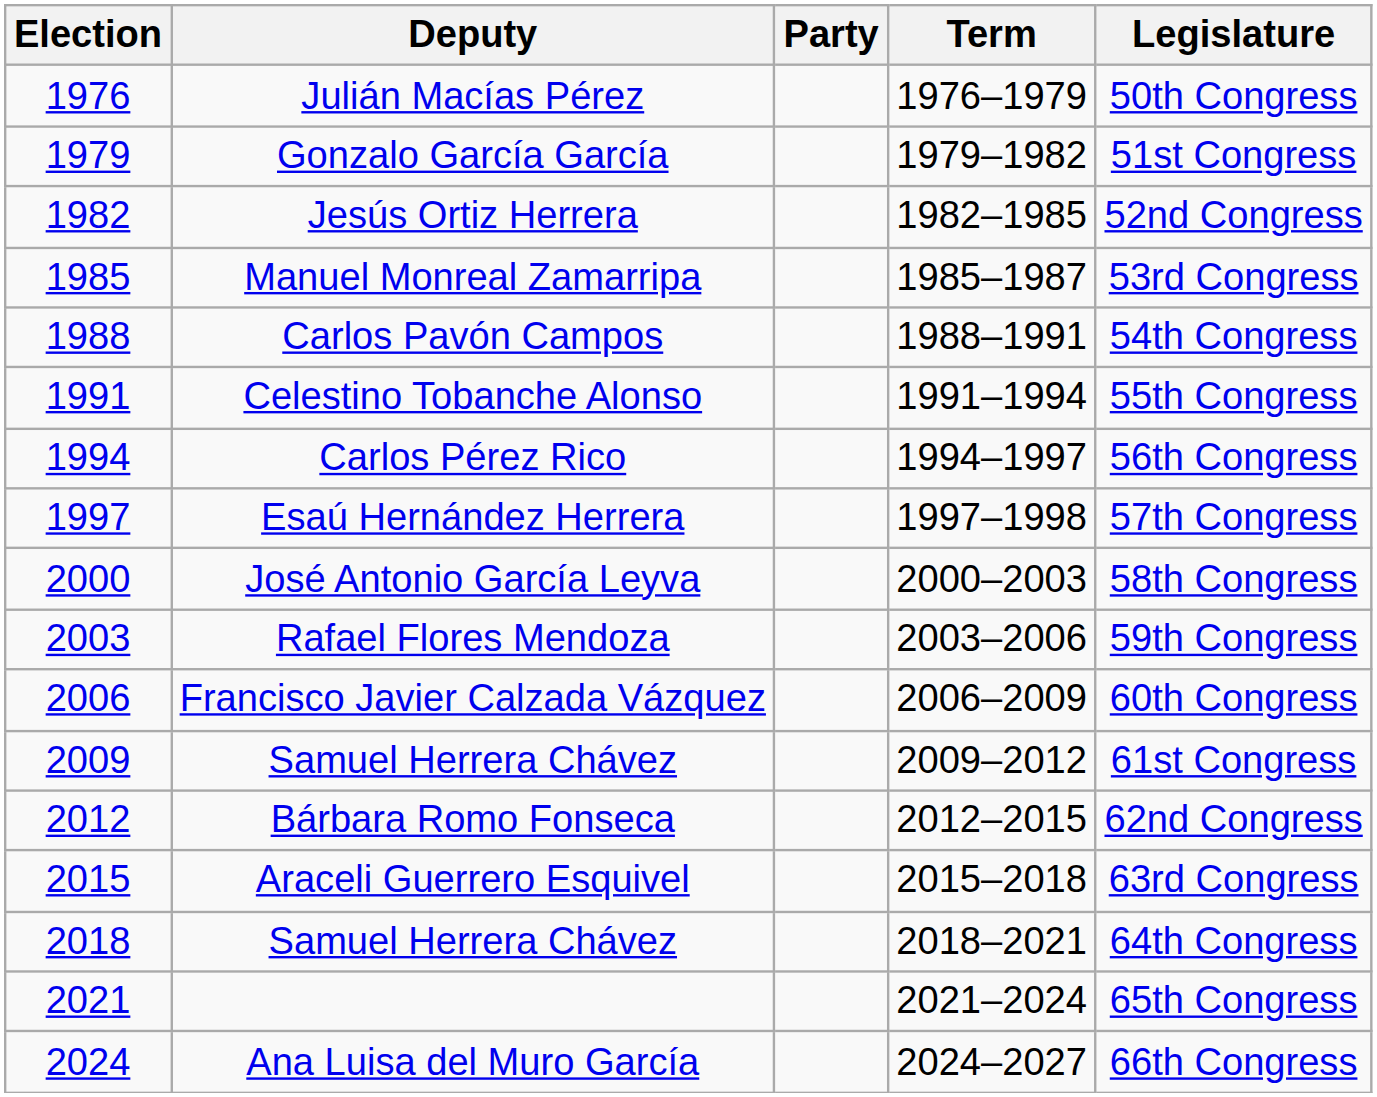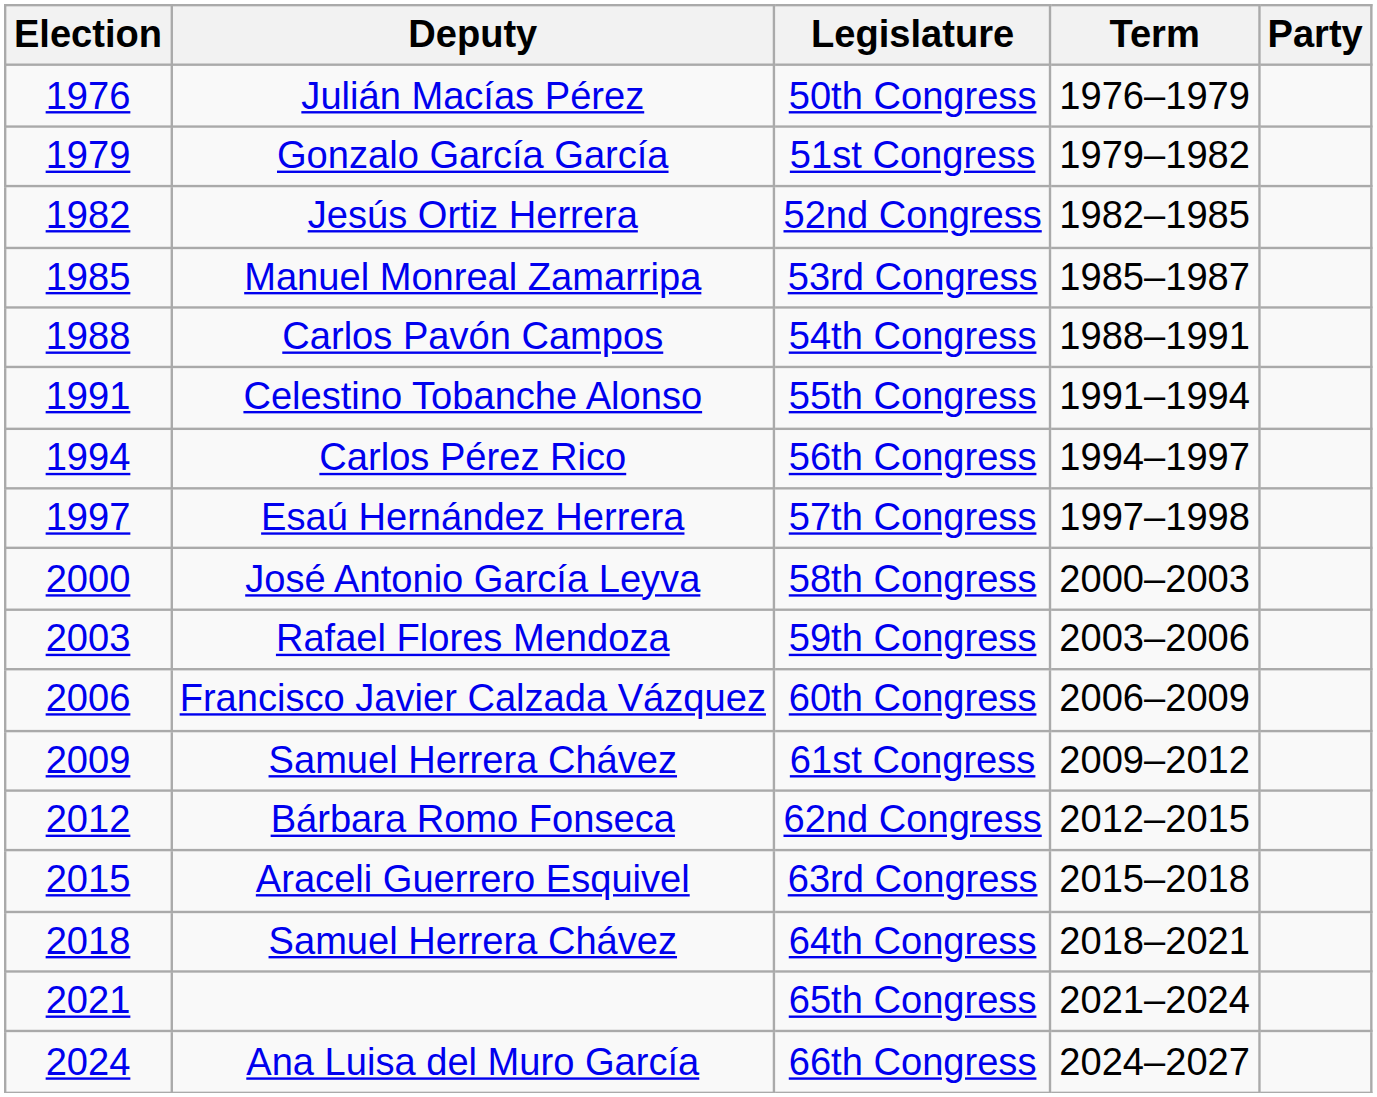columns swapped: (831, 34) <-> (1234, 34)
